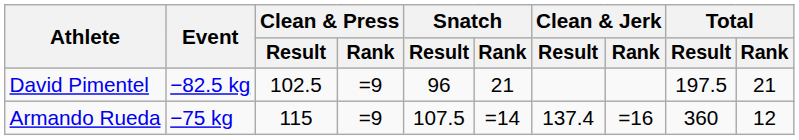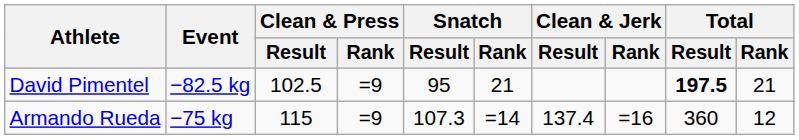(439, 85) 96 -> (439, 85) 95
(701, 85) normal -> (701, 85) bold
(439, 118) 107.5 -> (439, 118) 107.3
